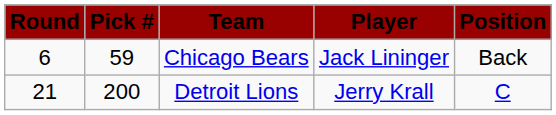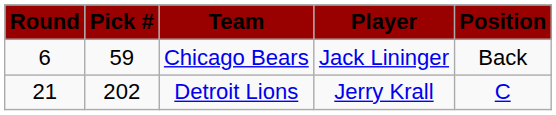(122, 92) 200 -> (122, 92) 202
